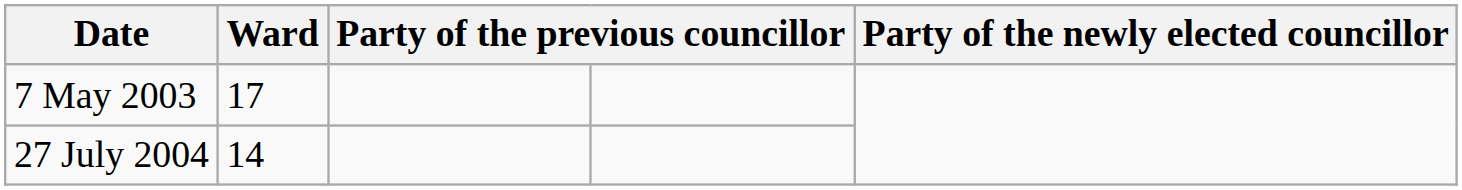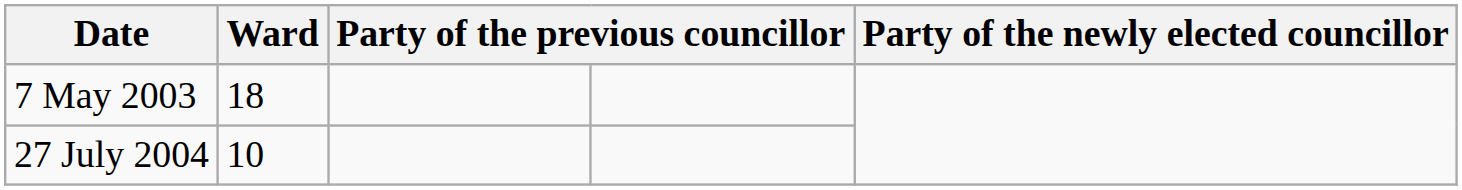(245, 94) 17 -> (245, 94) 18
(245, 154) 14 -> (245, 154) 10
